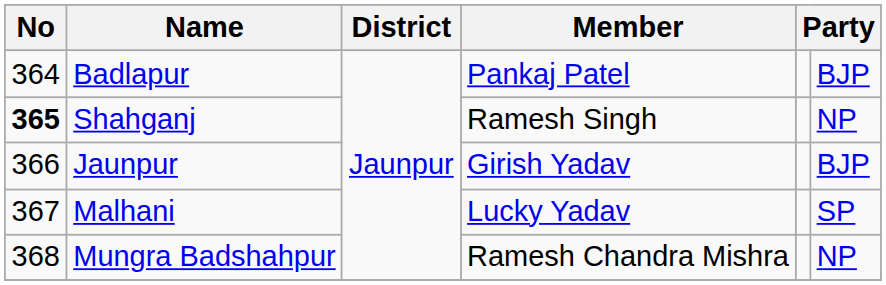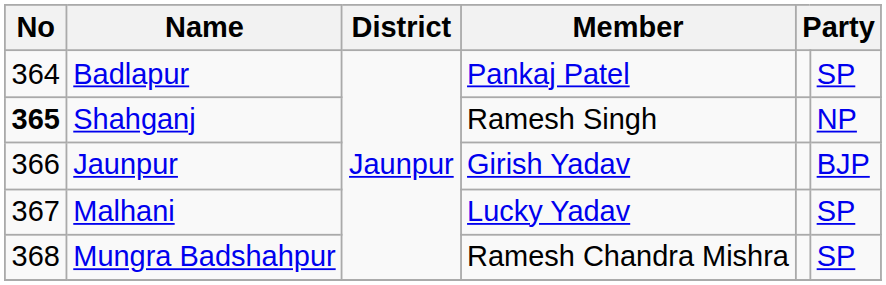(843, 73) BJP -> (836, 73) SP
(837, 257) NP -> (836, 257) SP
